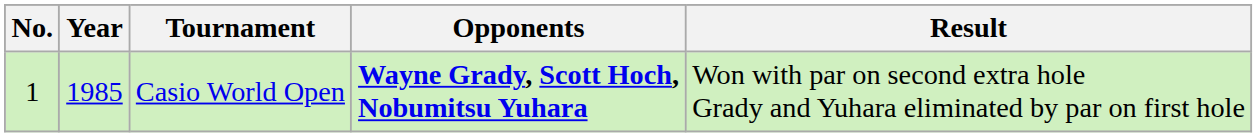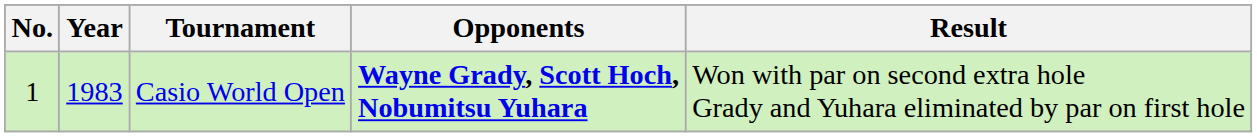(94, 91) 1985 -> (94, 91) 1983
